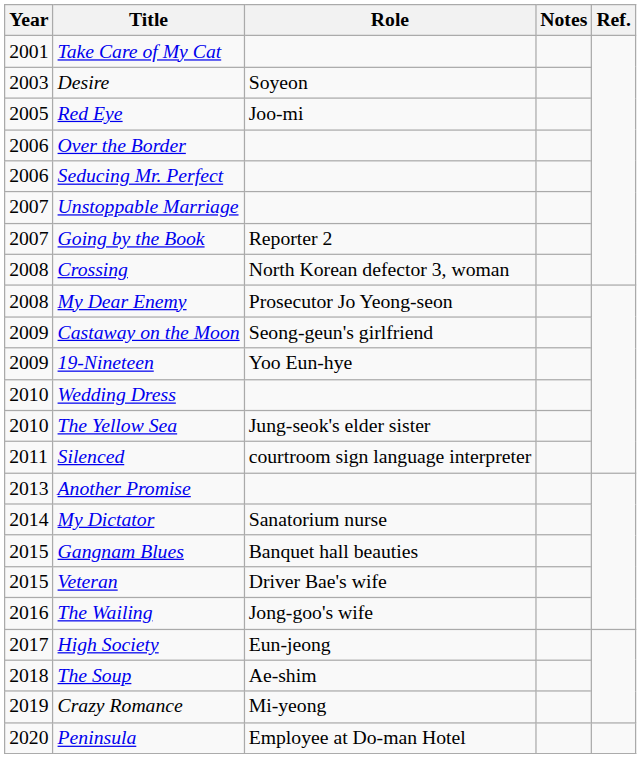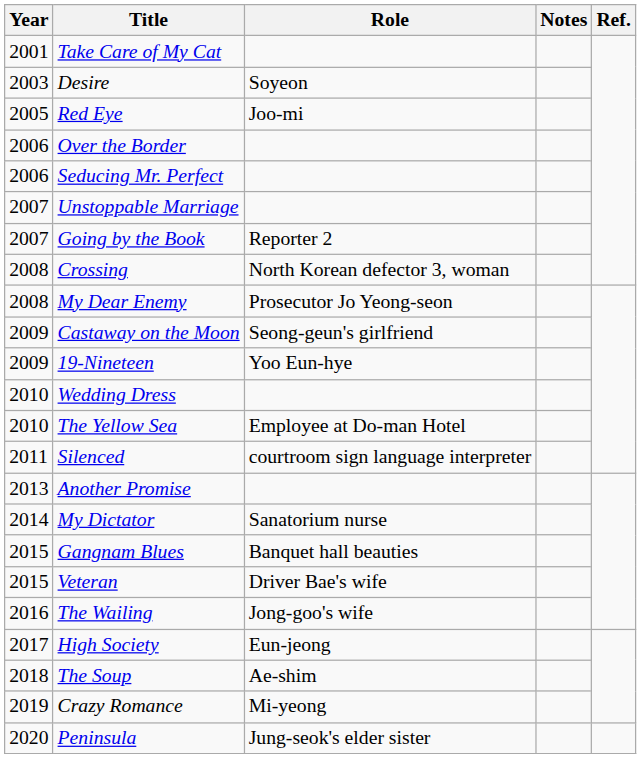(340, 425) Jung-seok's elder sister -> (357, 425) Employee at Do-man Hotel
(357, 737) Employee at Do-man Hotel -> (340, 737) Jung-seok's elder sister
